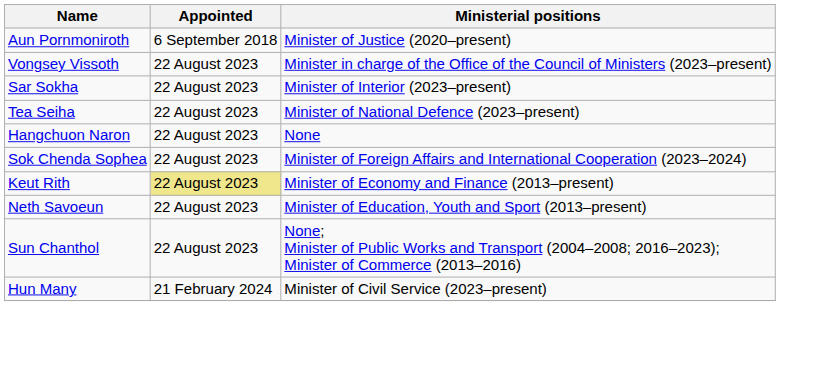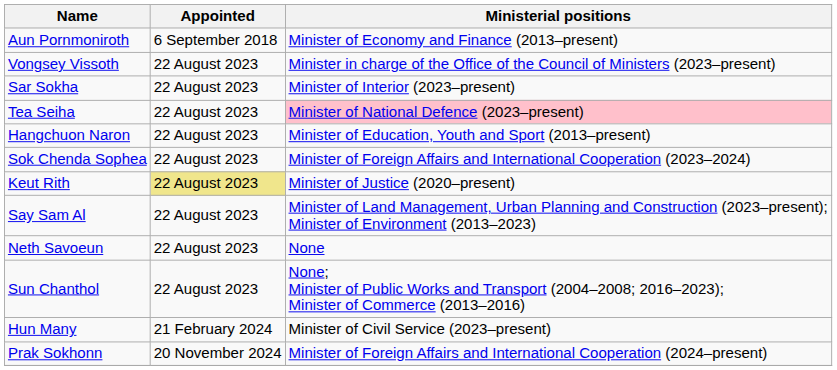(398, 40) Minister of Justice (2020–present) -> (453, 40) Minister of Economy and Finance (2013–present)
(432, 111) no background -> (436, 111) pink background
(302, 135) None -> (470, 135) Minister of Education, Youth and Sport (2013–present)
(449, 183) Minister of Economy and Finance (2013–present) -> (402, 183) Minister of Justice (2020–present)
+ row: (47, 215)
(465, 207) Minister of Education, Youth and Sport (2013–present) -> (307, 248) None
+ row: (55, 353)
